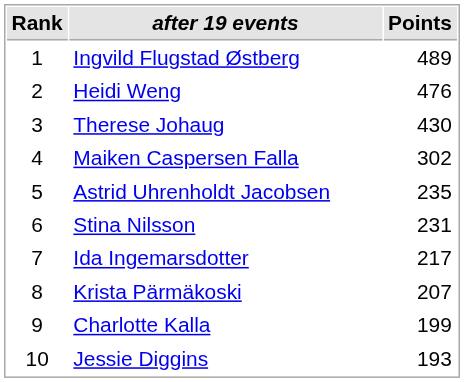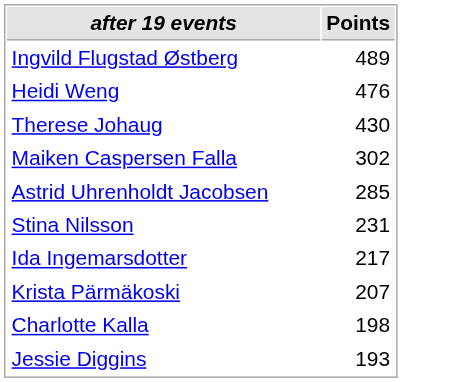- column: (37, 23)
(434, 192) 235 -> (373, 192) 285
(434, 325) 199 -> (373, 325) 198
